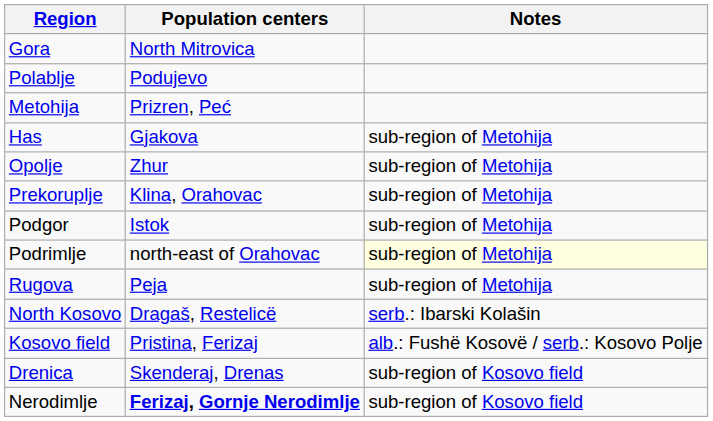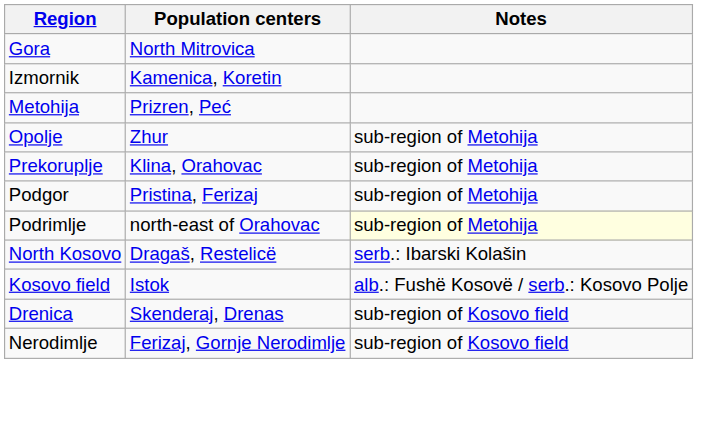+ row: (44, 78)
- row: (42, 78)
- row: (25, 136)
(149, 225) Istok -> (194, 195) Pristina, Ferizaj
- row: (41, 284)
(194, 343) Pristina, Ferizaj -> (149, 284) Istok
(245, 401) bold -> (238, 343) normal
